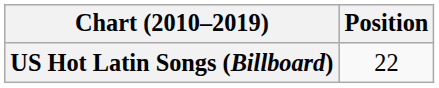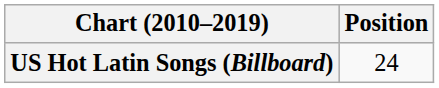(386, 62) 22 -> (386, 62) 24
